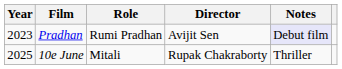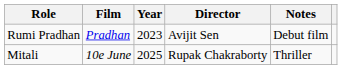columns swapped: (20, 14) <-> (126, 14)
(301, 34) lavender background -> (301, 34) no background
